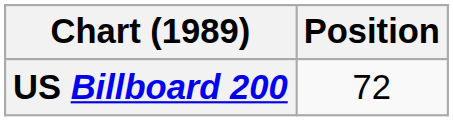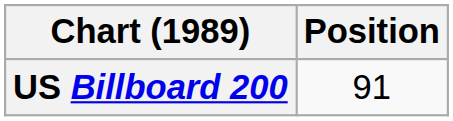(372, 86) 72 -> (372, 86) 91
